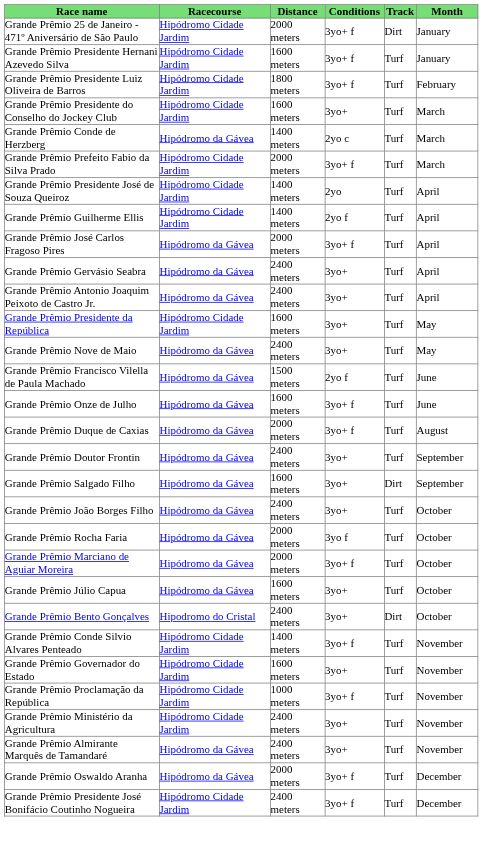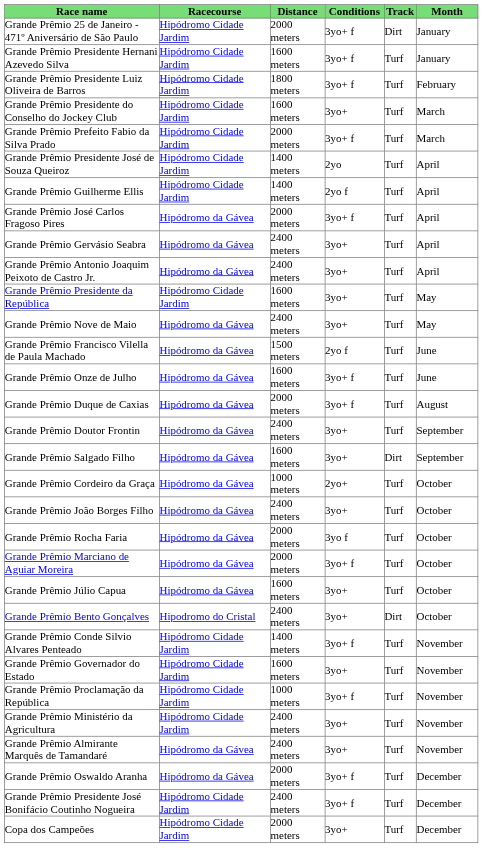- row: (60, 137)
+ row: (80, 483)
+ row: (49, 829)
